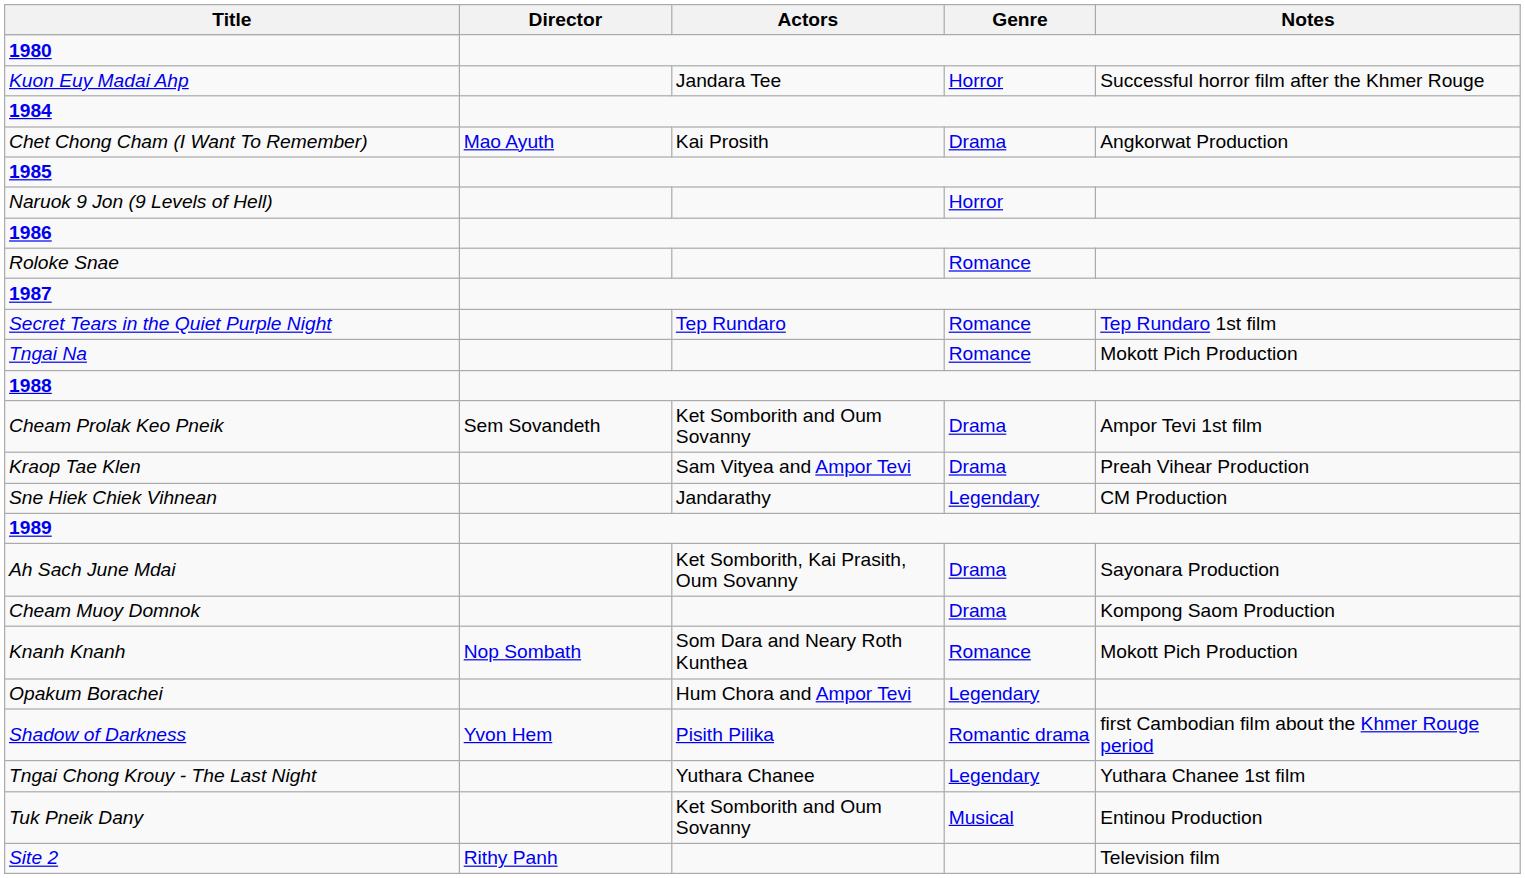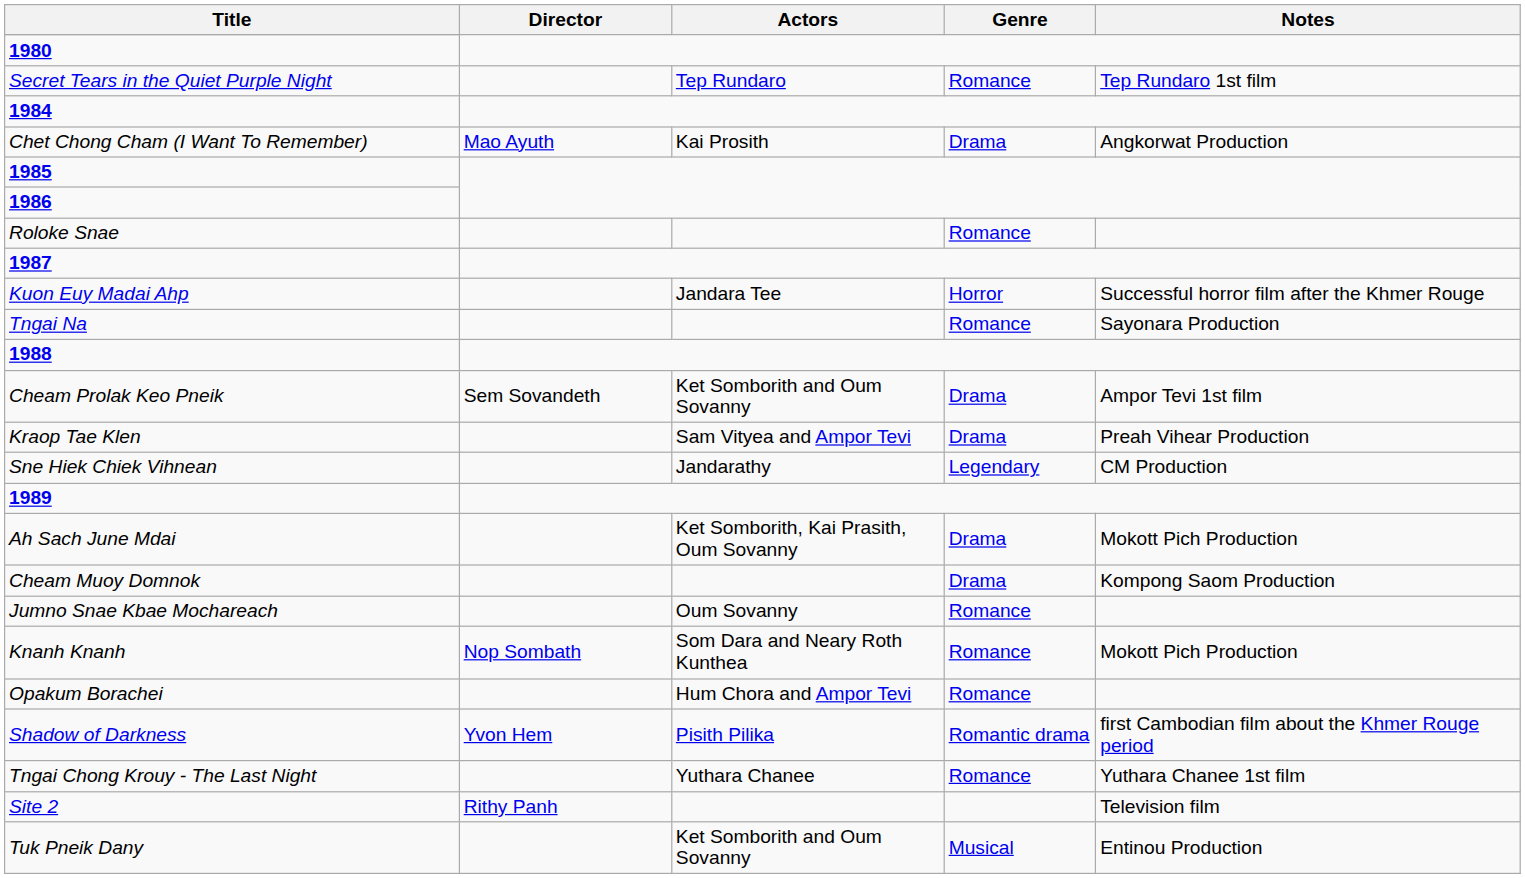rows swapped: (99, 80) <-> (170, 324)
- row: (141, 202)
(1199, 354) Mokott Pich Production -> (1190, 324) Sayonara Production
(1190, 569) Sayonara Production -> (1199, 539) Mokott Pich Production
+ row: (144, 611)
(994, 693) Legendary -> (990, 693) Romance
(994, 776) Legendary -> (990, 776) Romance
rows swapped: (76, 817) <-> (34, 858)
